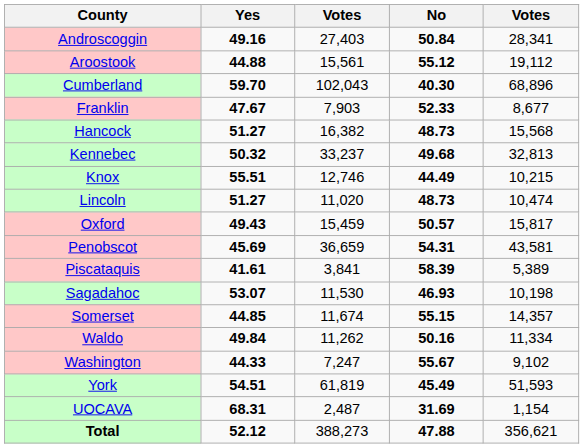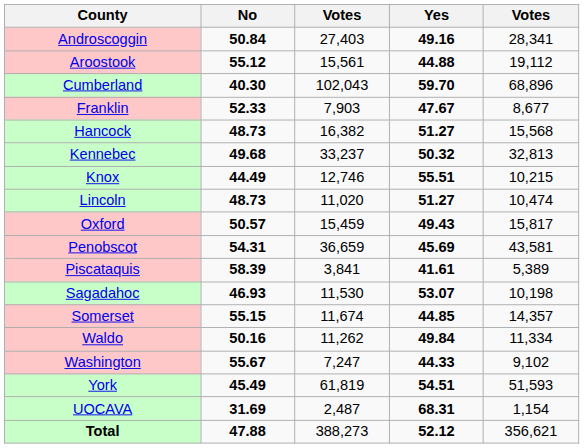columns swapped: (248, 16) <-> (436, 16)
